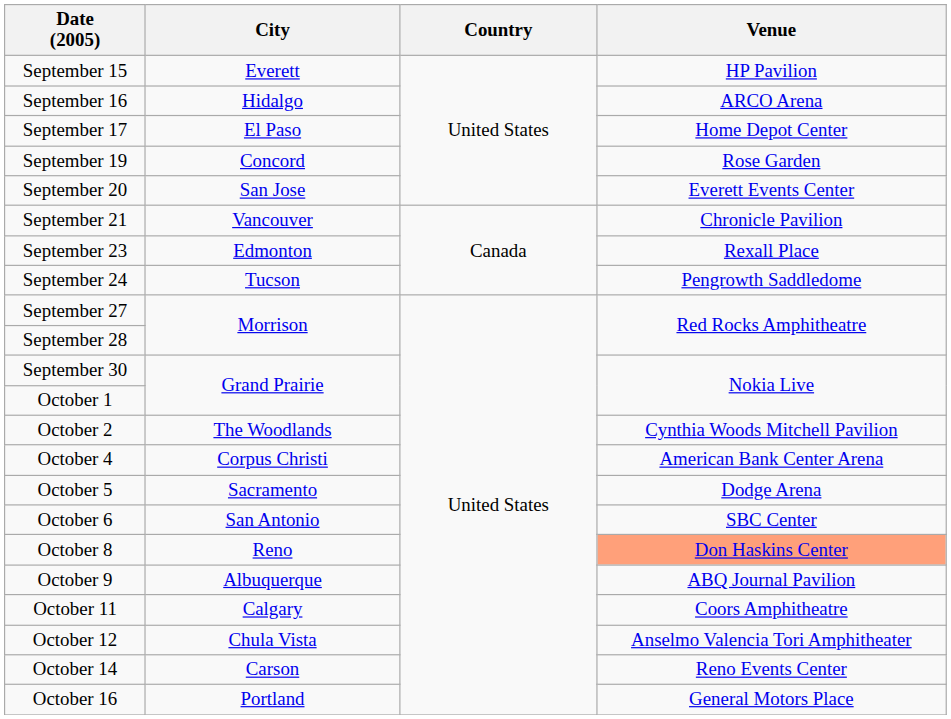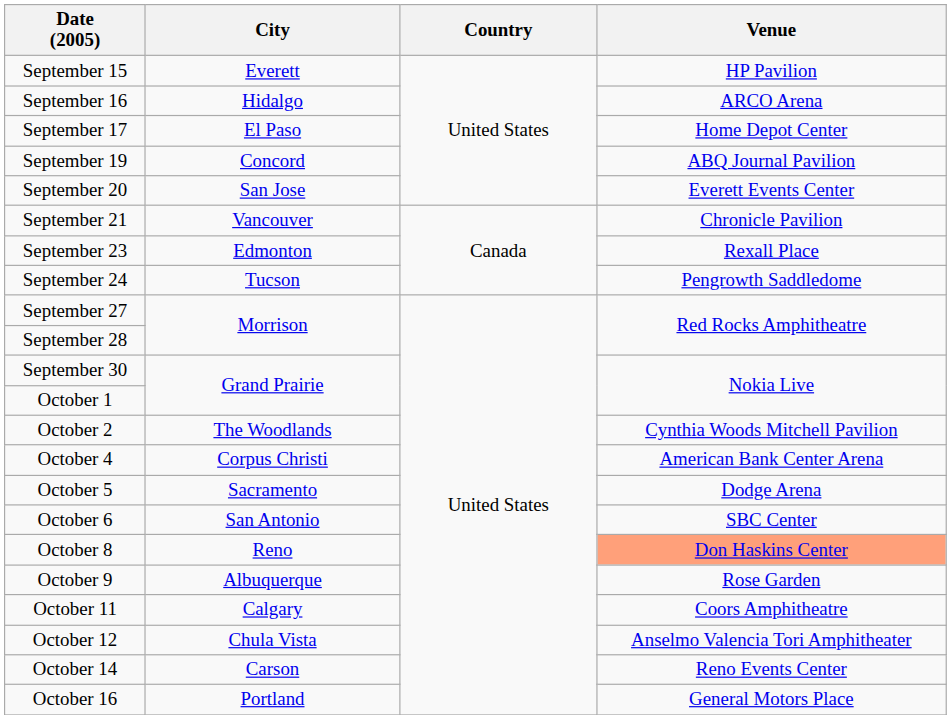(771, 160) Rose Garden -> (771, 160) ABQ Journal Pavilion
(771, 579) ABQ Journal Pavilion -> (771, 579) Rose Garden
